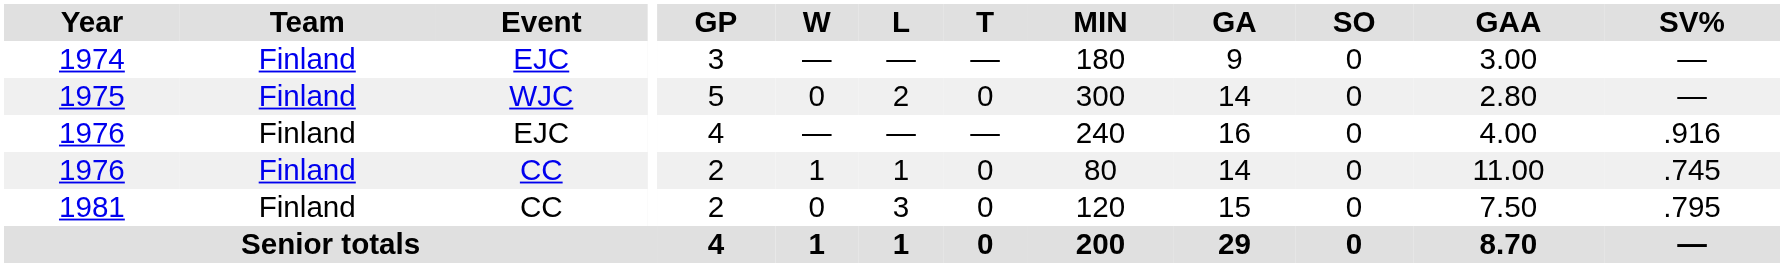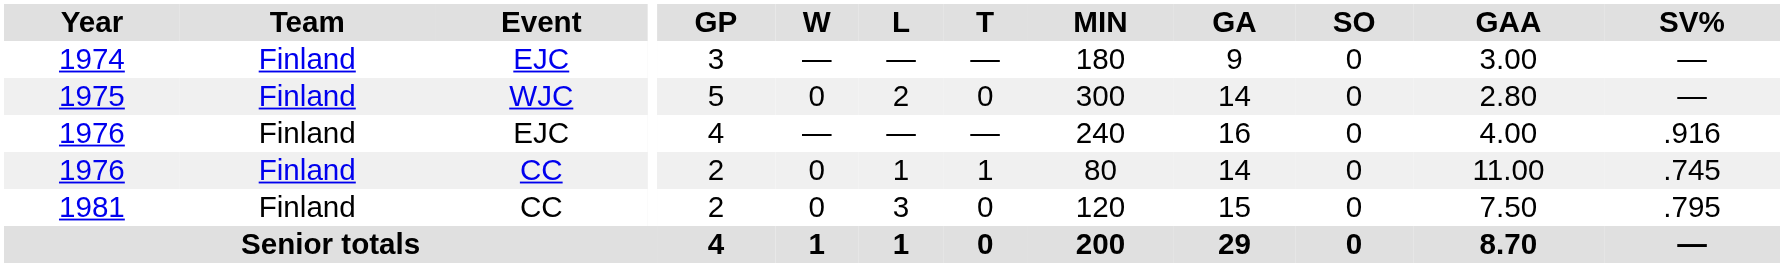(817, 170) 1 -> (817, 170) 0
(985, 170) 0 -> (985, 170) 1
